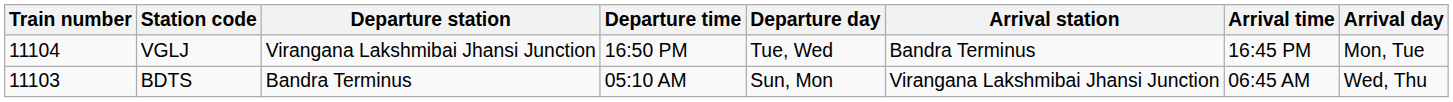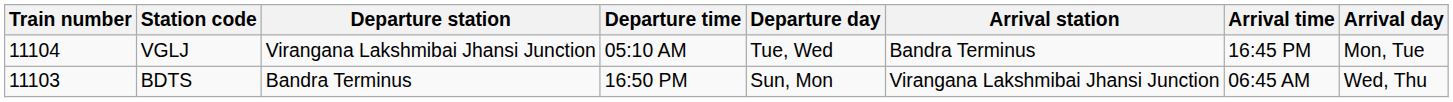(646, 50) 16:50 PM -> (646, 50) 05:10 AM
(646, 81) 05:10 AM -> (646, 81) 16:50 PM
